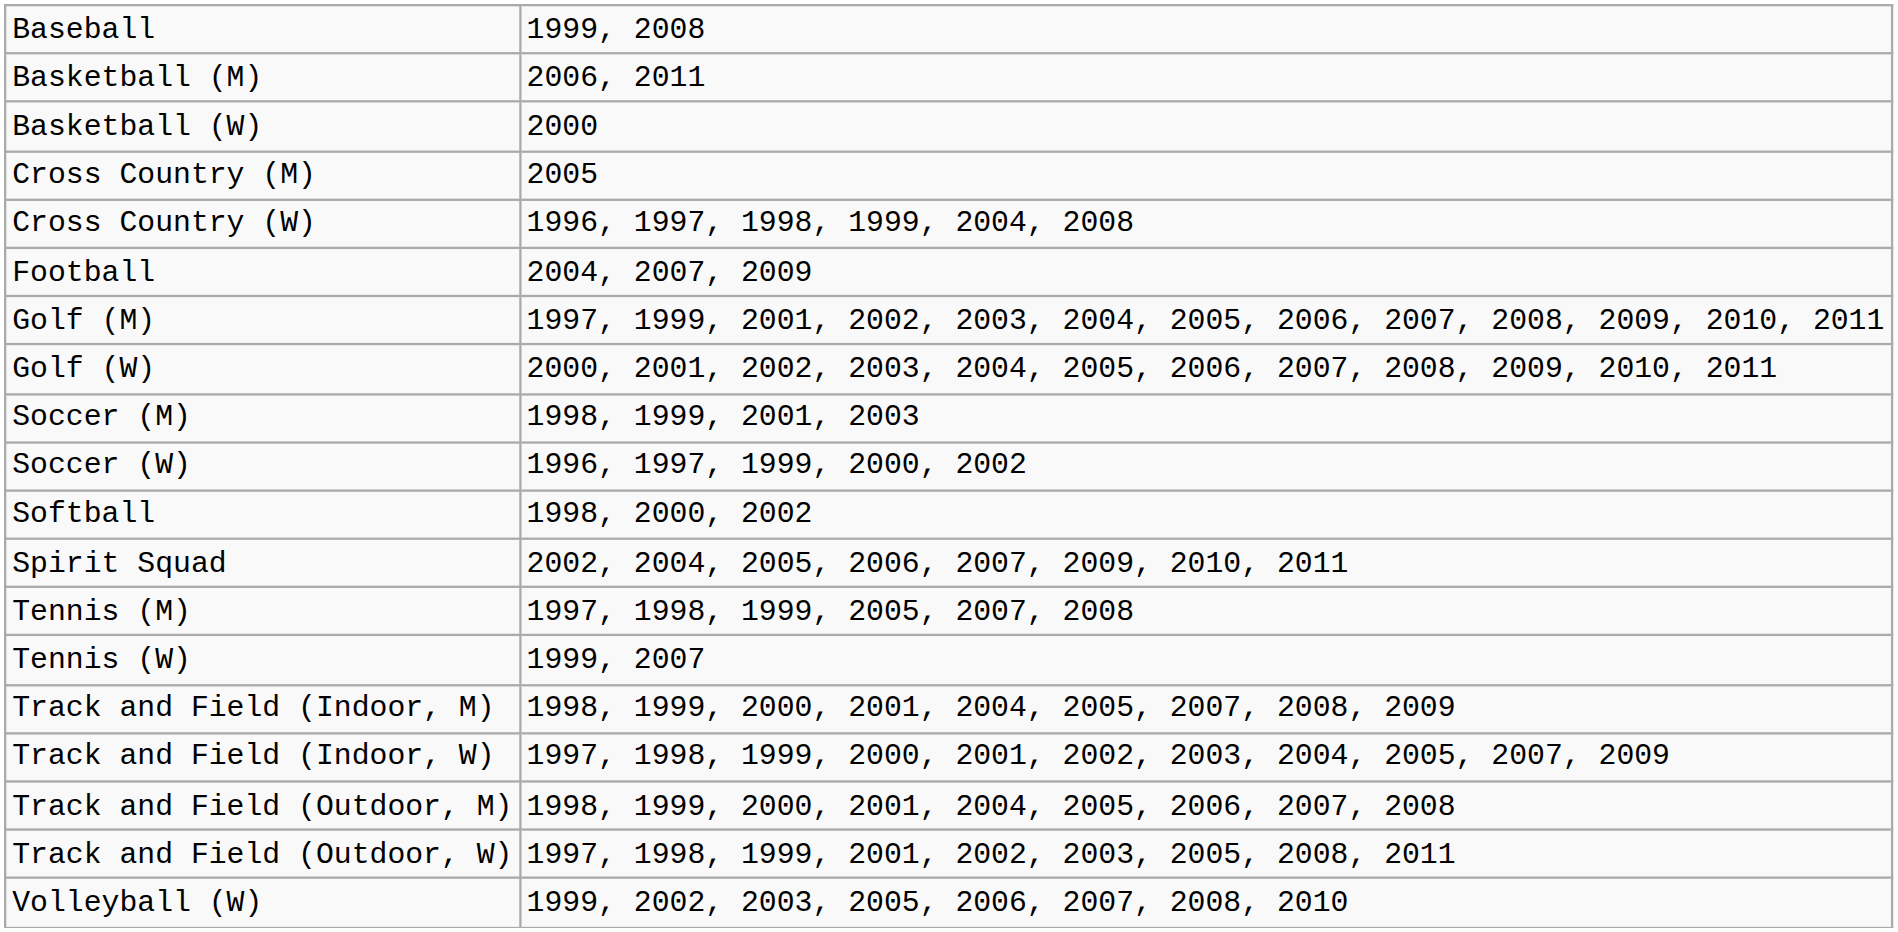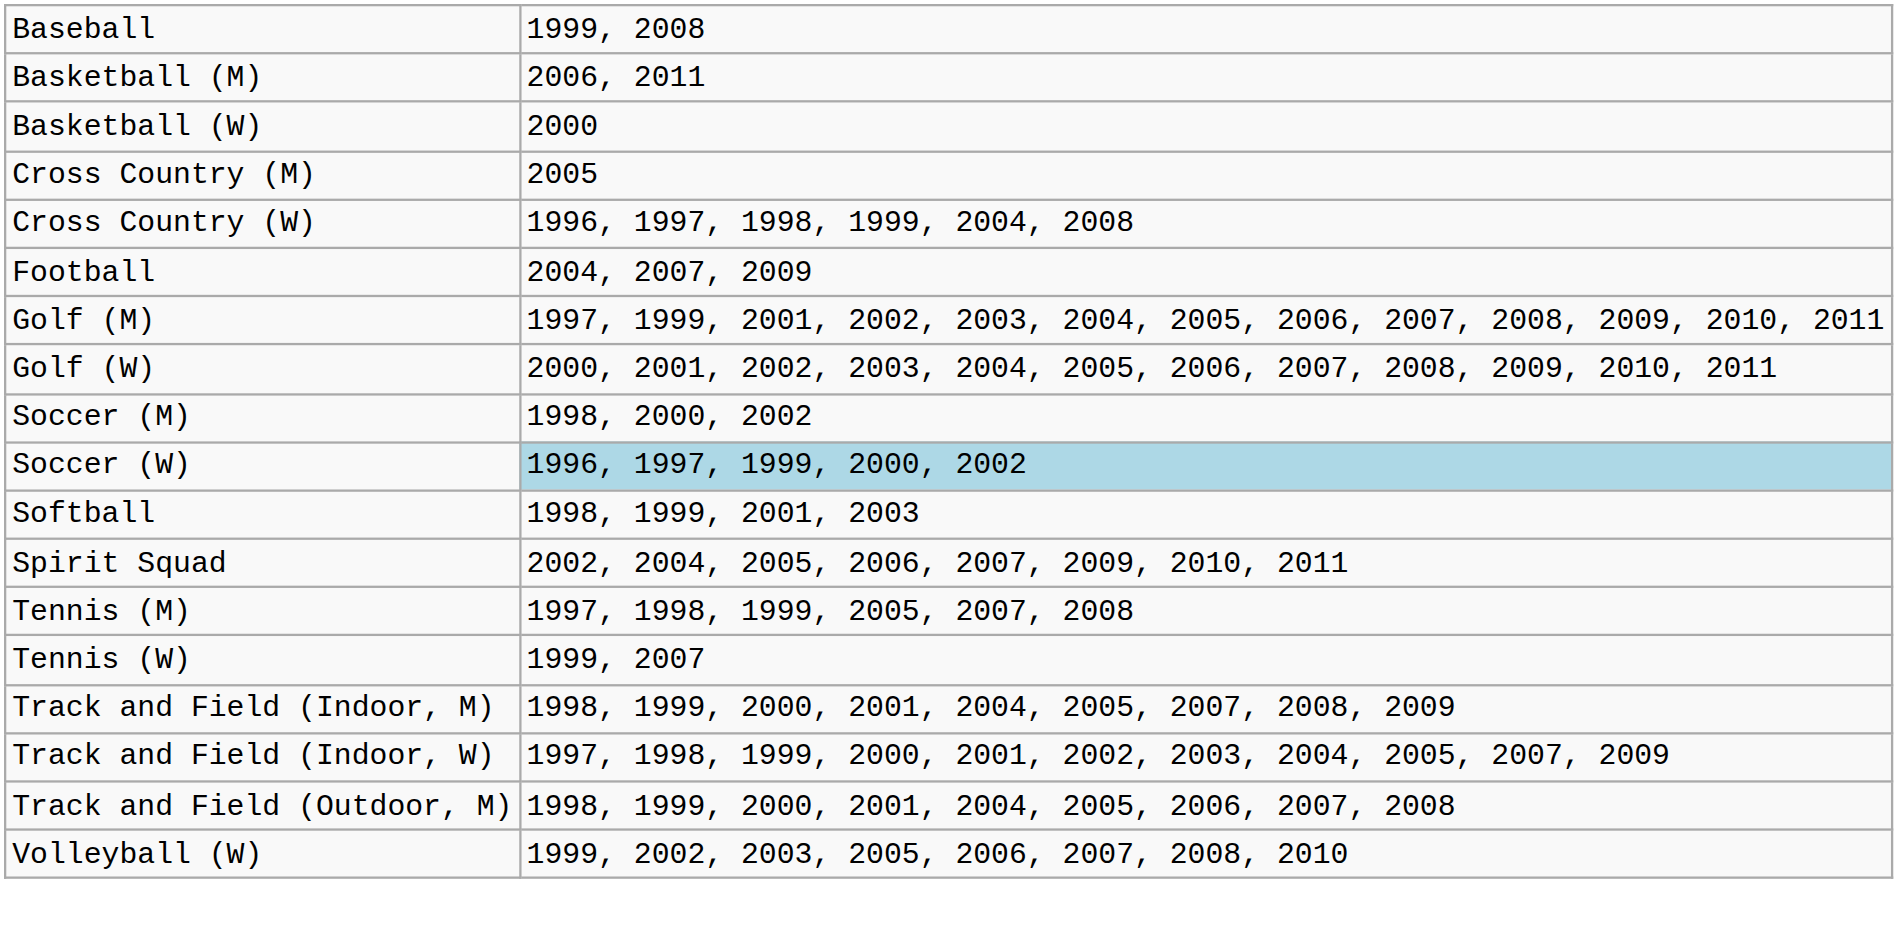(723, 418) 1998, 1999, 2001, 2003 -> (670, 418) 1998, 2000, 2002
(777, 466) no background -> (777, 466) lightblue background
(670, 515) 1998, 2000, 2002 -> (723, 515) 1998, 1999, 2001, 2003
- row: (262, 854)
